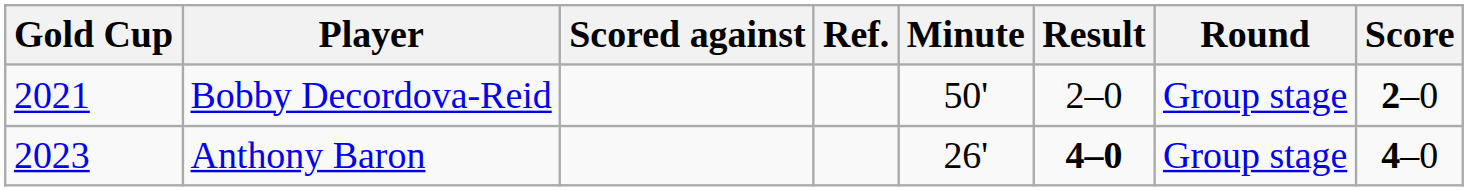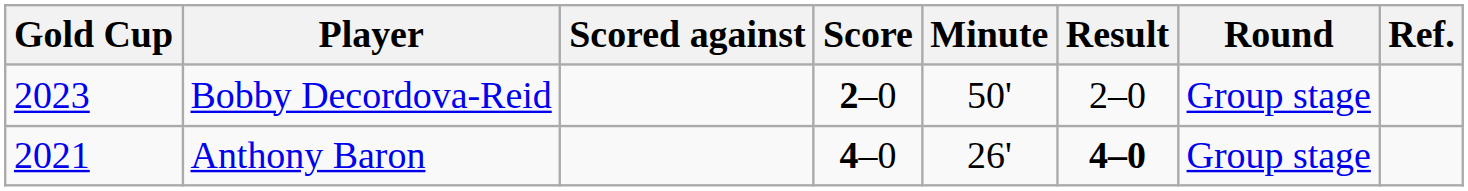columns swapped: (1410, 34) <-> (856, 34)
(52, 94) 2021 -> (52, 94) 2023
(52, 154) 2023 -> (52, 154) 2021
